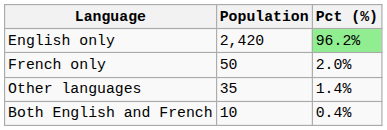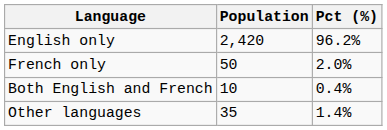(338, 41) lightgreen background -> (338, 41) no background
rows swapped: (110, 113) <-> (75, 89)
